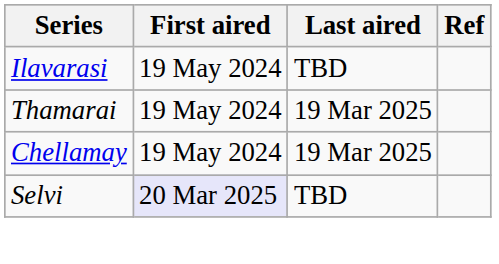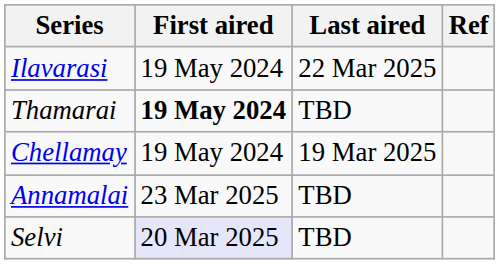(321, 68) TBD -> (367, 68) 22 Mar 2025
(210, 110) normal -> (213, 110) bold
(363, 110) 19 Mar 2025 -> (325, 110) TBD
+ row: (70, 195)
